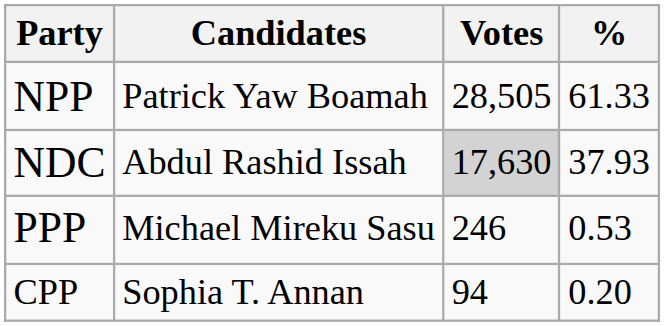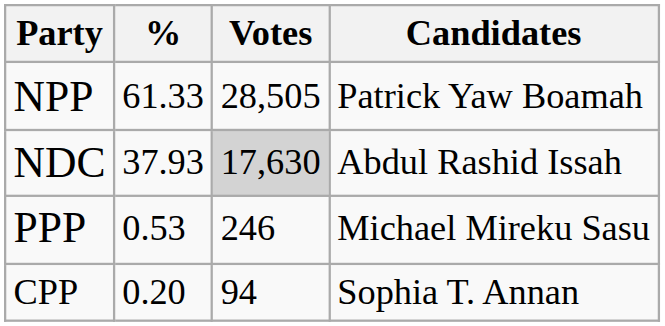columns swapped: (279, 33) <-> (609, 33)
